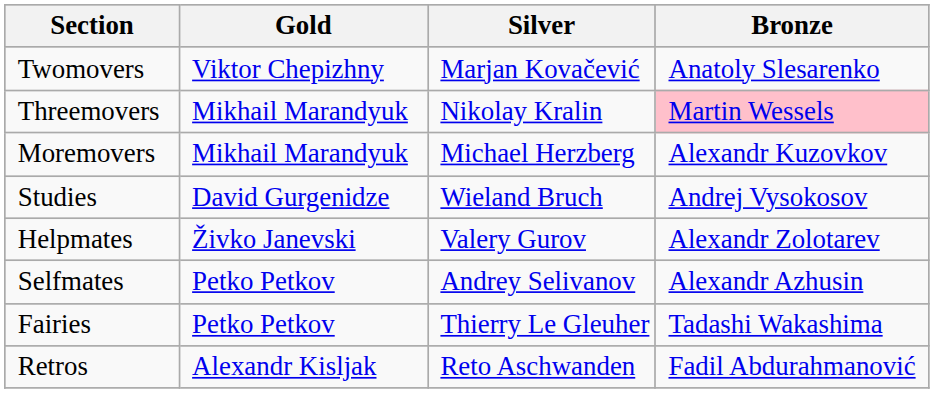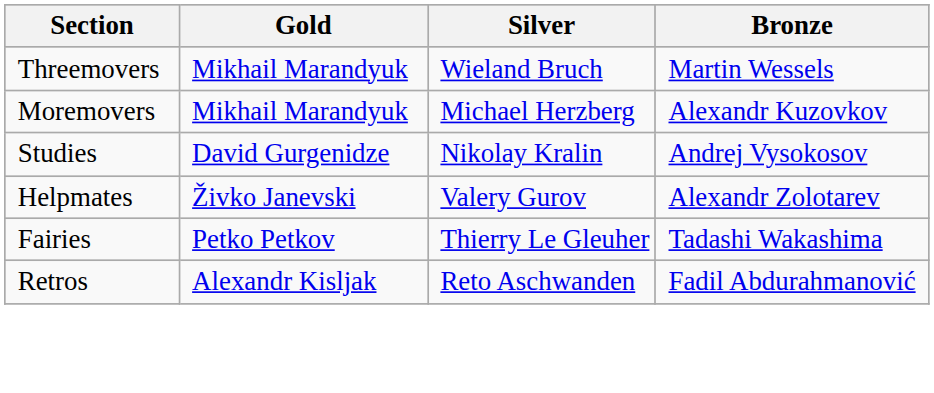- row: (78, 68)
(518, 111) Nikolay Kralin -> (518, 68) Wieland Bruch
(748, 111) pink background -> (748, 68) no background
(518, 196) Wieland Bruch -> (518, 153) Nikolay Kralin
- row: (67, 281)
